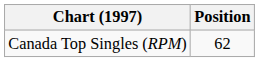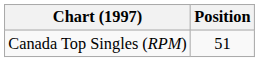(222, 43) 62 -> (222, 43) 51
